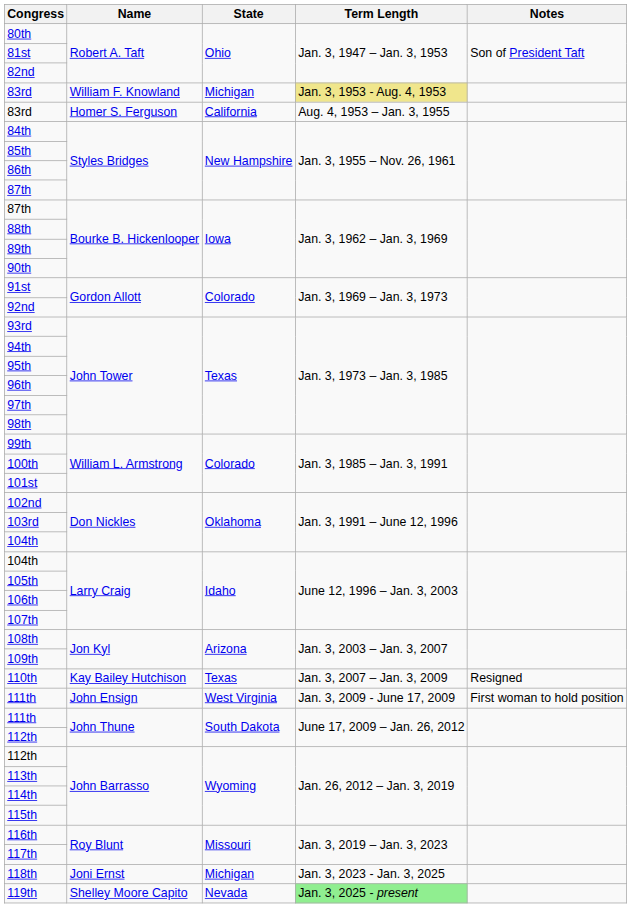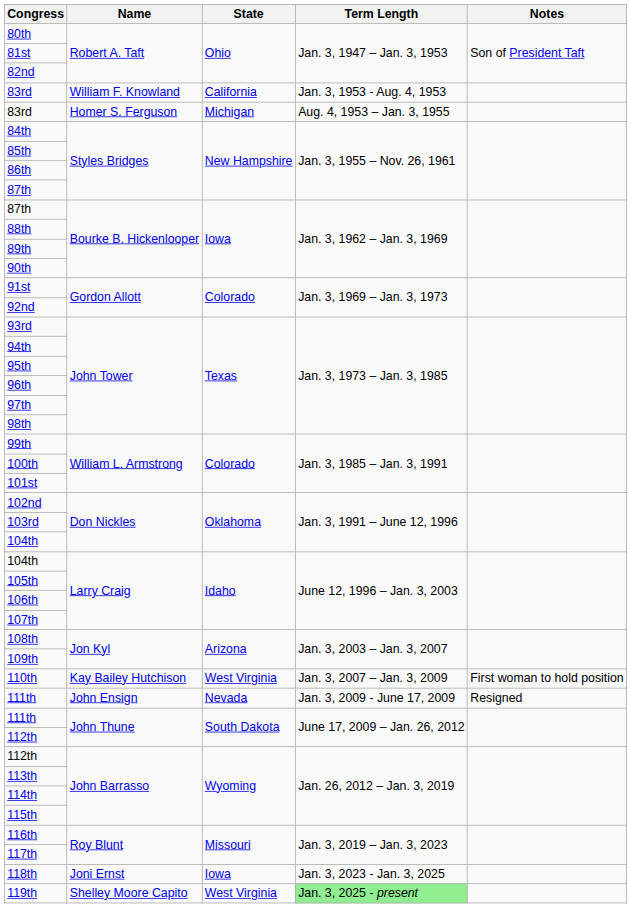(229, 92) Michigan -> (231, 92) California
(372, 92) khaki background -> (372, 92) no background
(231, 111) California -> (229, 111) Michigan
(221, 678) Texas -> (241, 678) West Virginia
(496, 678) Resigned -> (547, 678) First woman to hold position
(241, 698) West Virginia -> (226, 698) Nevada
(547, 698) First woman to hold position -> (496, 698) Resigned
(229, 873) Michigan -> (218, 873) Iowa
(226, 893) Nevada -> (241, 893) West Virginia
